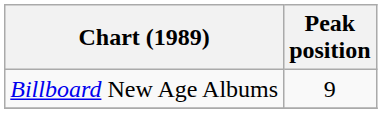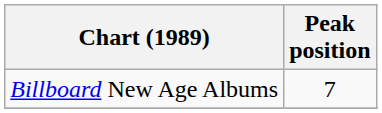(330, 88) 9 -> (330, 88) 7
